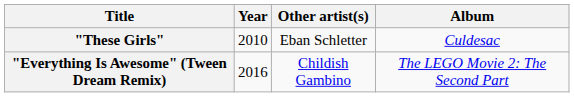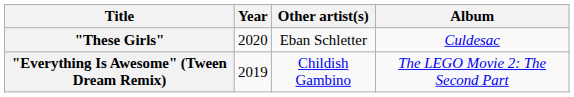(253, 39) 2010 -> (253, 39) 2020
(253, 71) 2016 -> (253, 71) 2019
